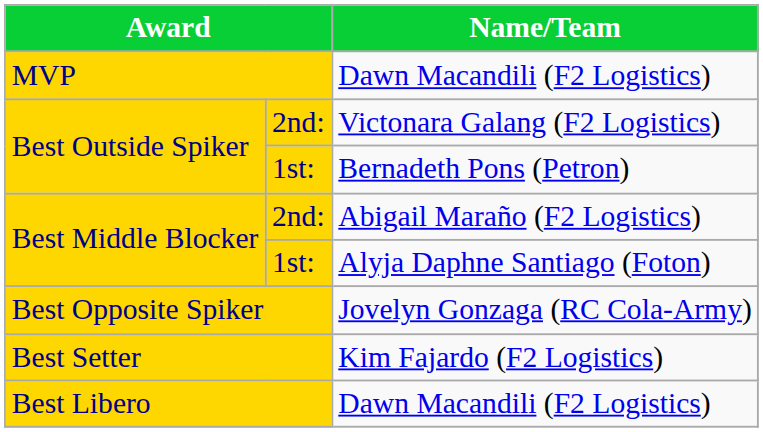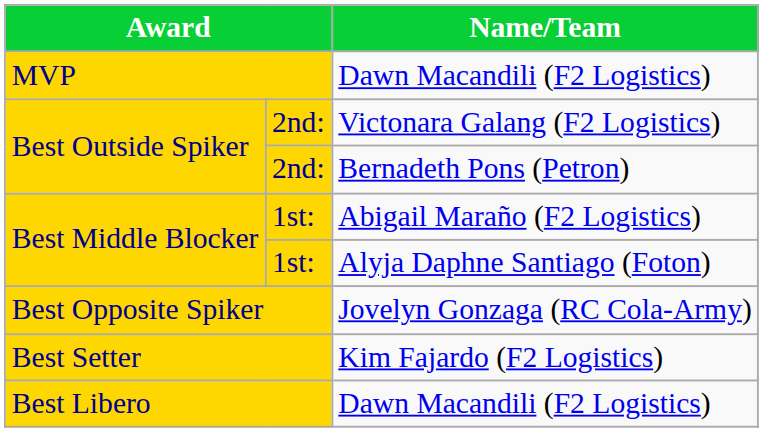(293, 168) 1st: -> (298, 168) 2nd:
(298, 215) 2nd: -> (293, 215) 1st:
